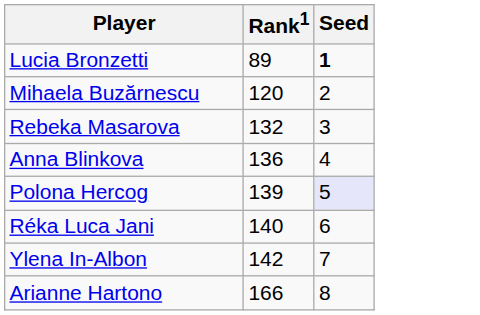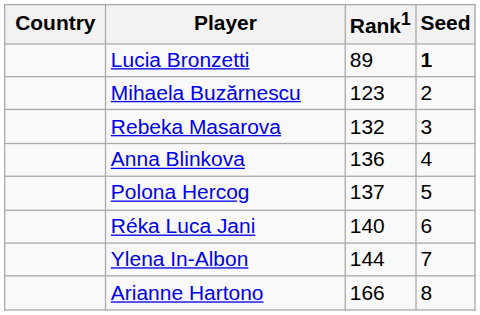+ column: (55, 23)
(266, 93) 120 -> (367, 93) 123
(266, 192) 139 -> (367, 192) 137
(325, 192) lavender background -> (426, 192) no background
(266, 259) 142 -> (367, 259) 144
